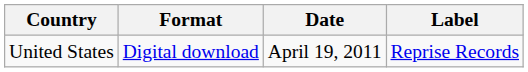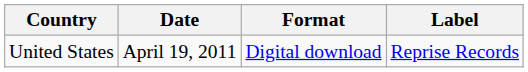columns swapped: (325, 19) <-> (191, 19)
